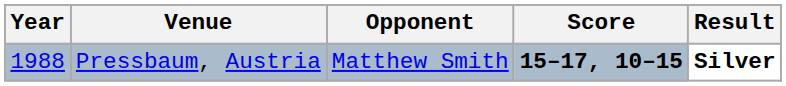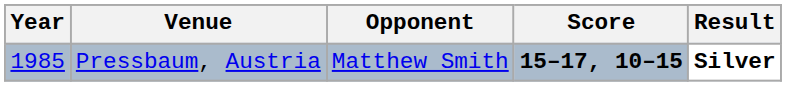(38, 62) 1988 -> (38, 62) 1985
